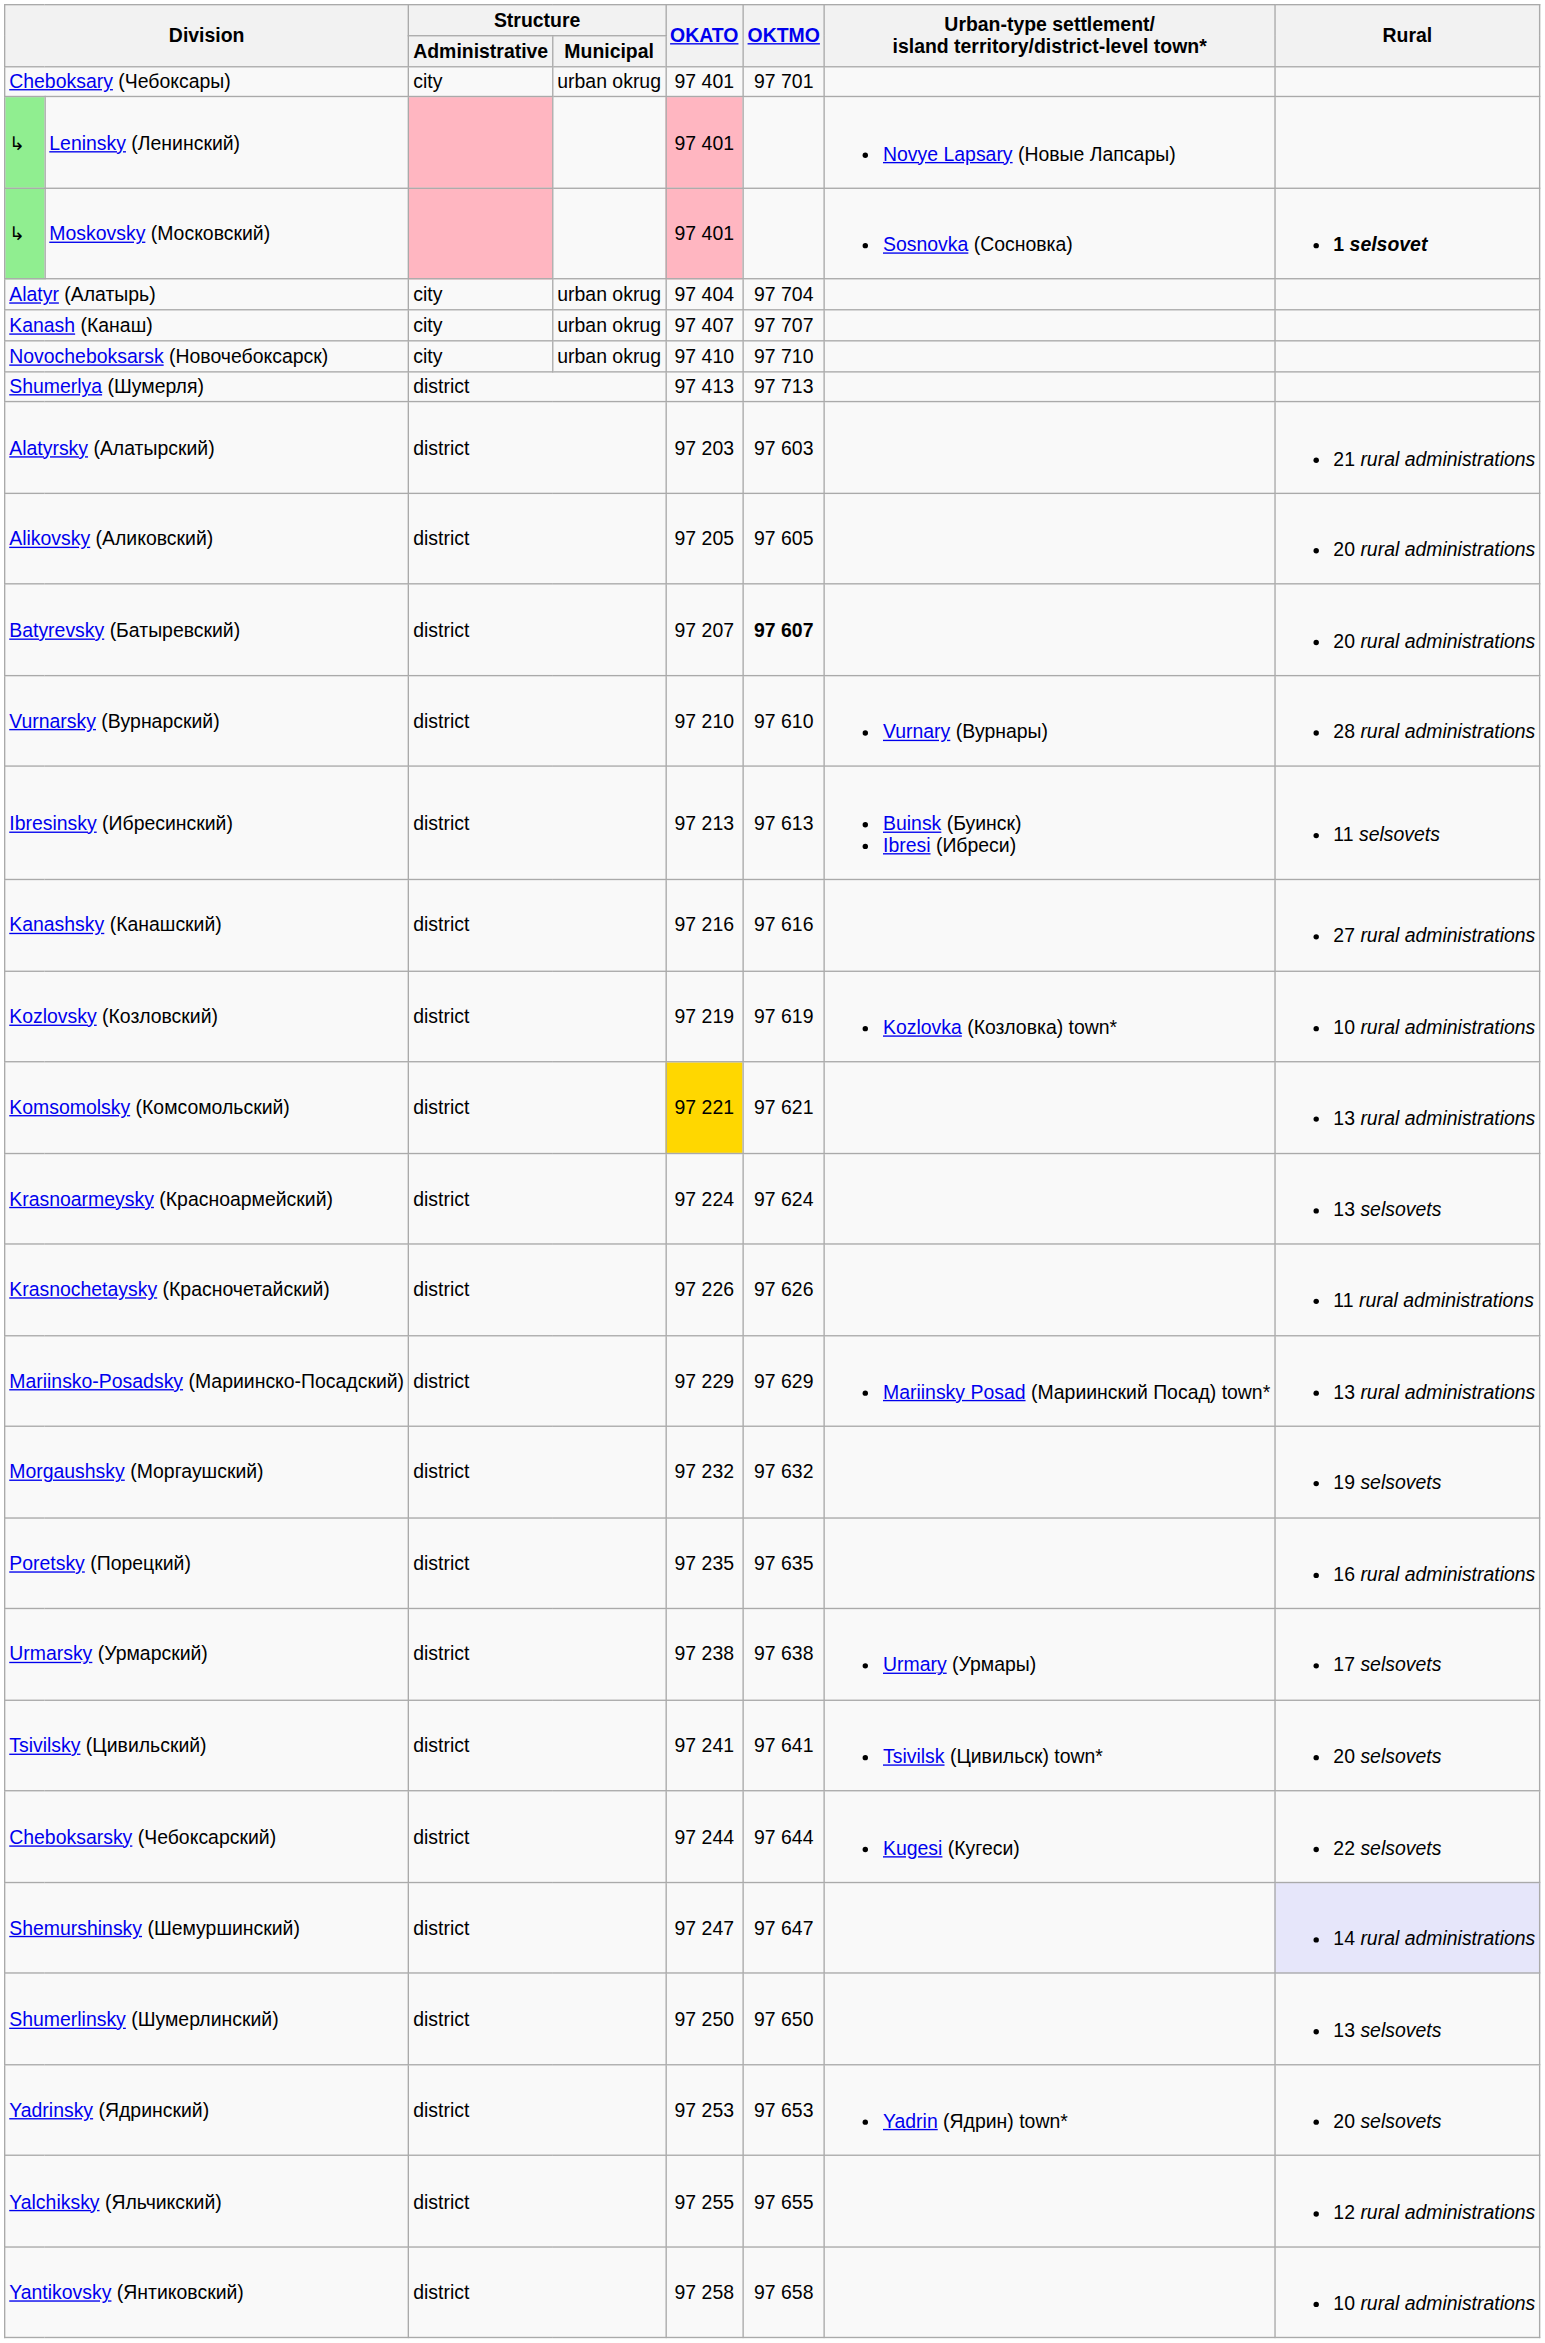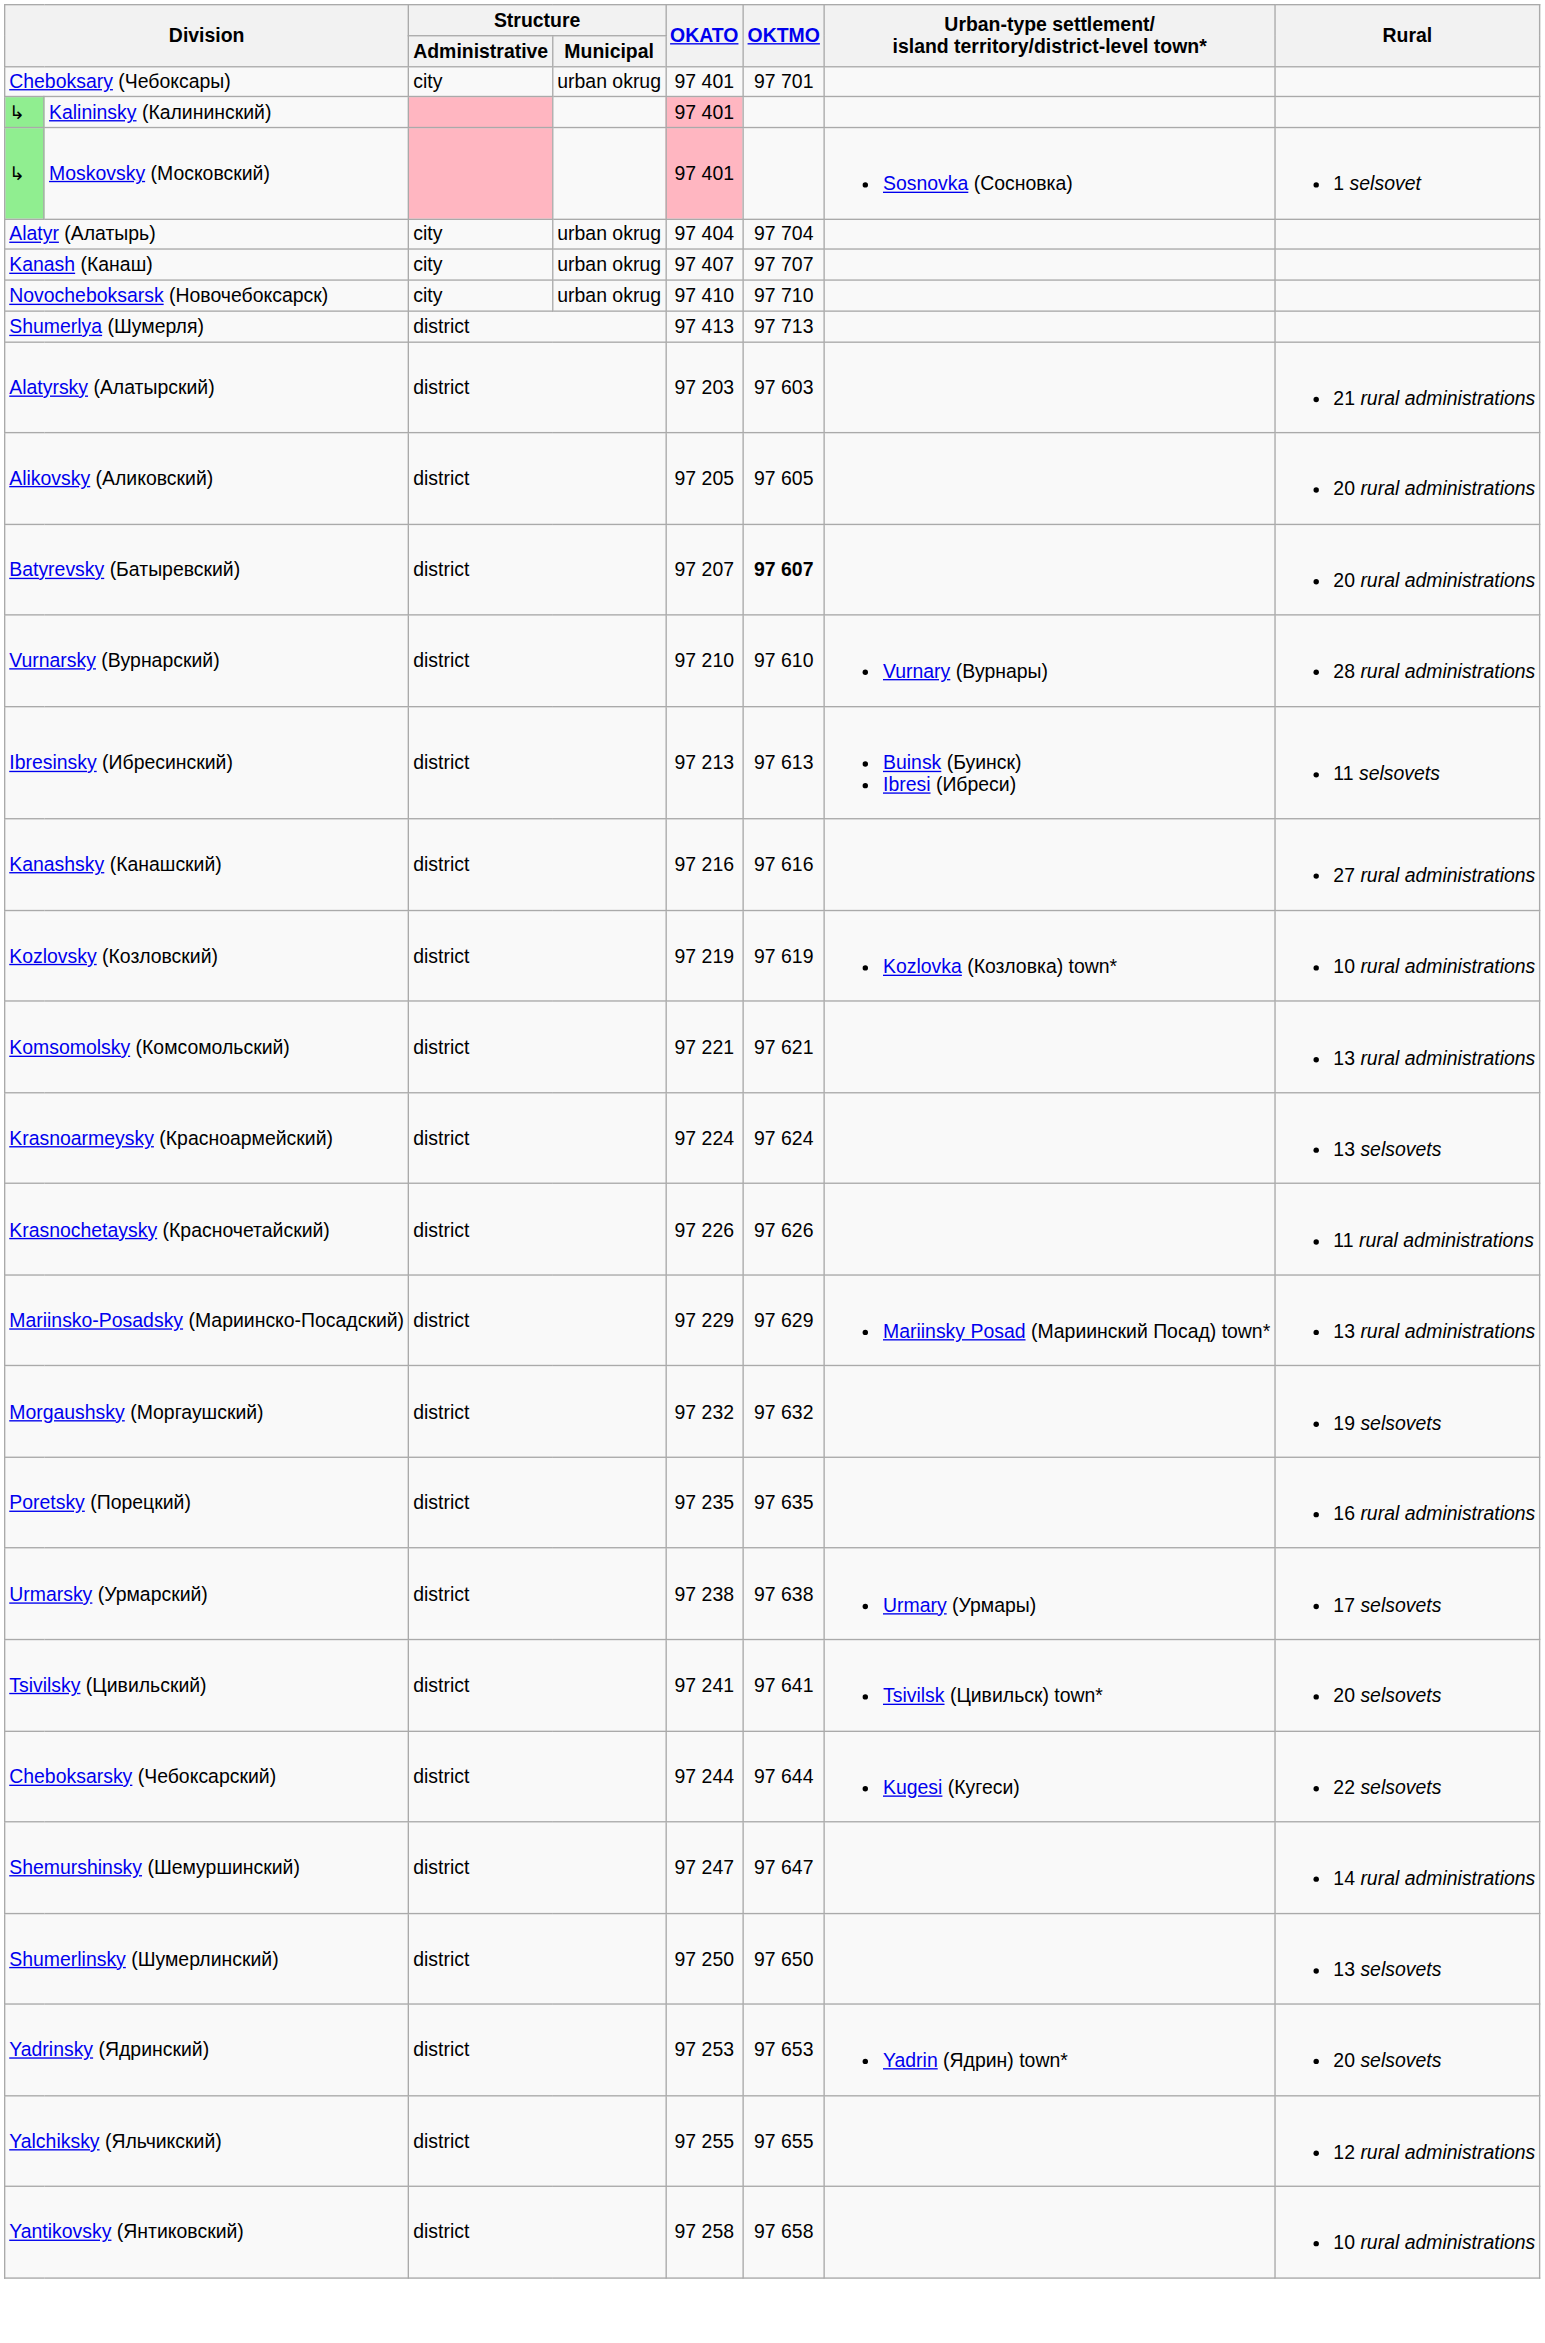+ row: (160, 113)
- row: (145, 143)
(1407, 245) bold -> (1407, 184) normal
(704, 1108) gold background -> (704, 1047) no background
(1407, 1939) lavender background -> (1407, 1879) no background
